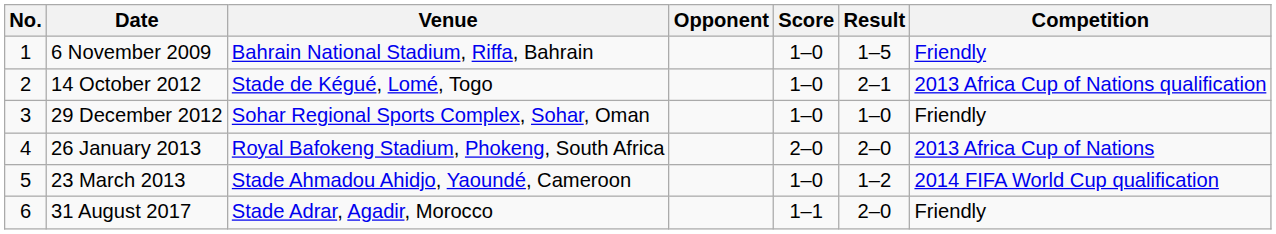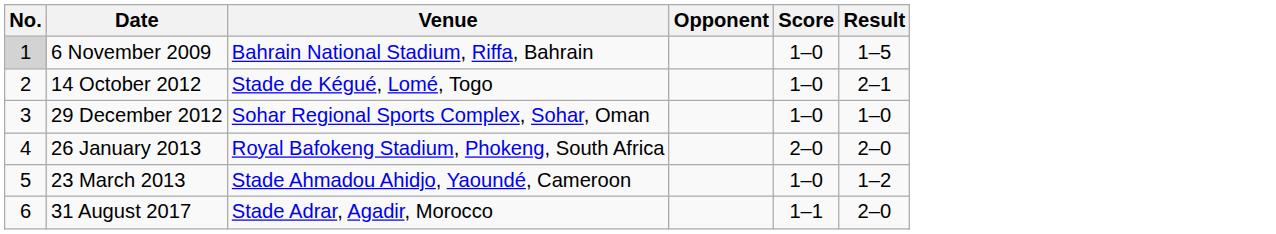- column: (1090, 20)
(26, 52) no background -> (26, 52) lightgrey background
